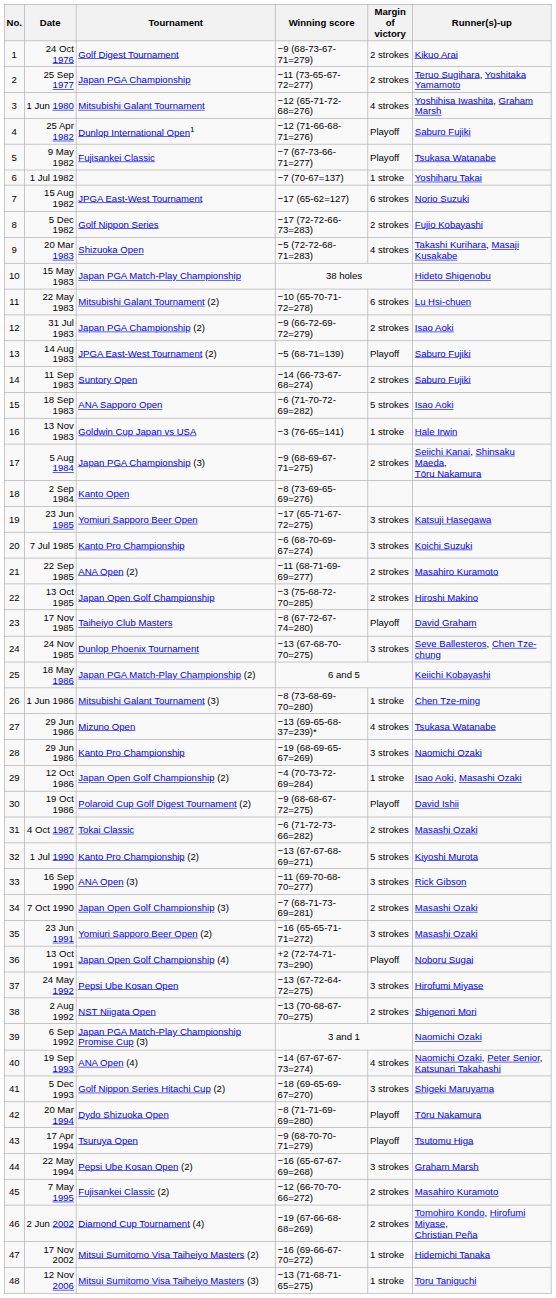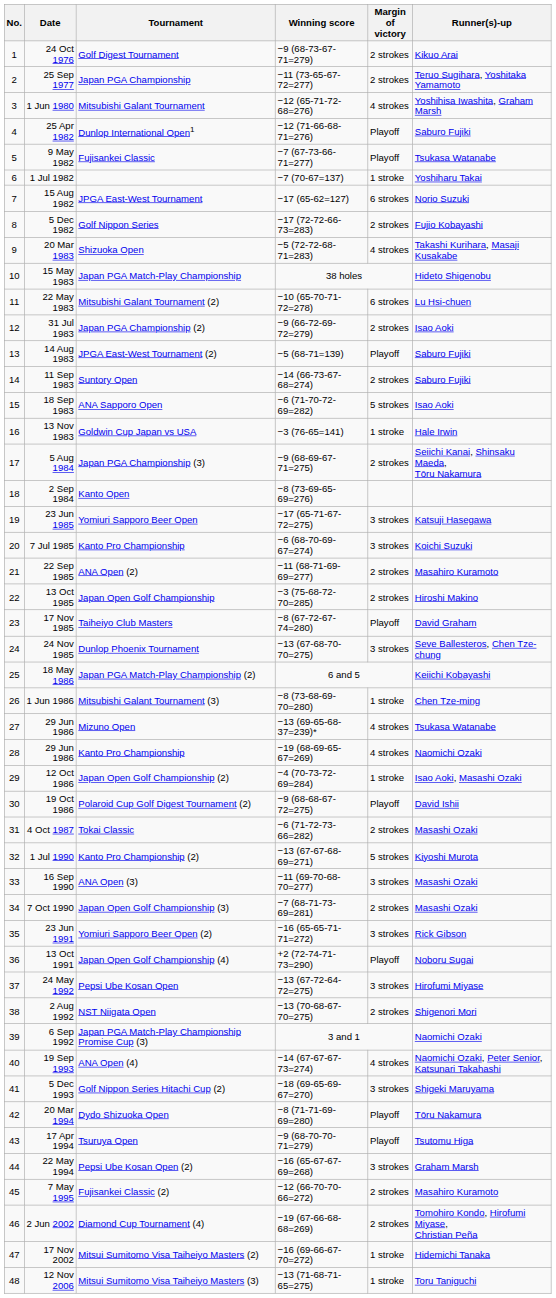(389, 752) 3 strokes -> (389, 752) 4 strokes
(441, 882) Rick Gibson -> (446, 882) Masashi Ozaki
(446, 934) Masashi Ozaki -> (441, 934) Rick Gibson
